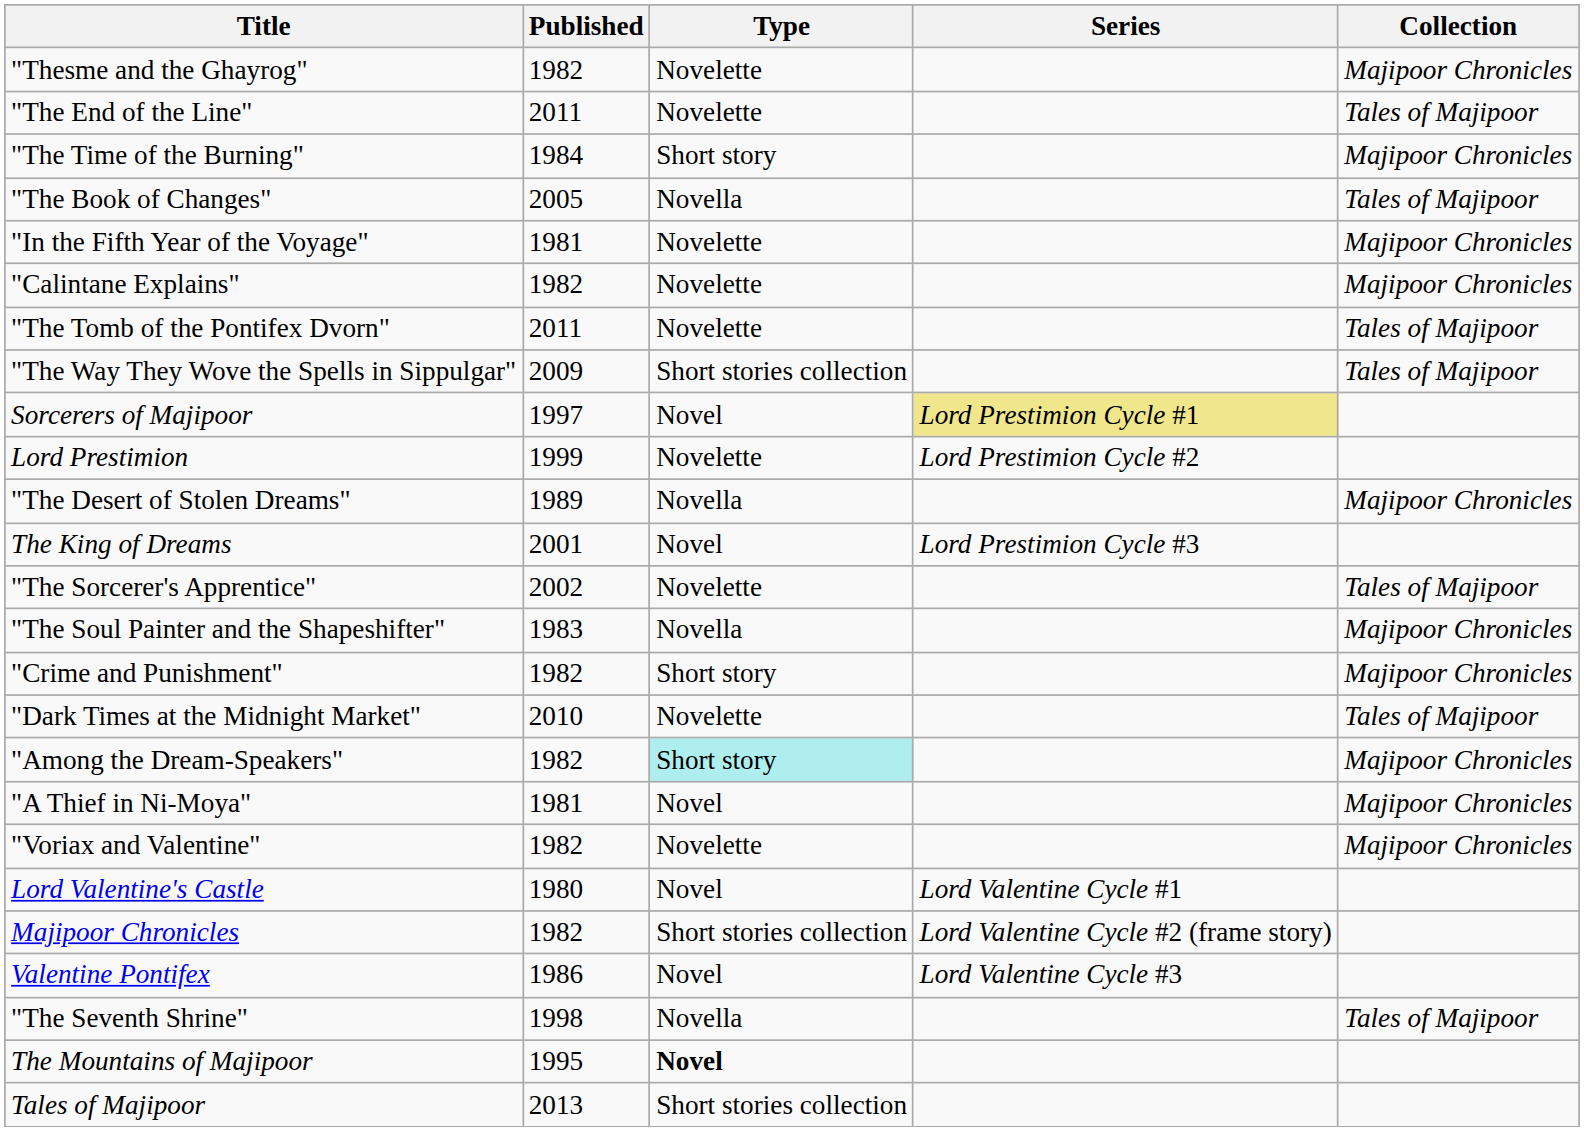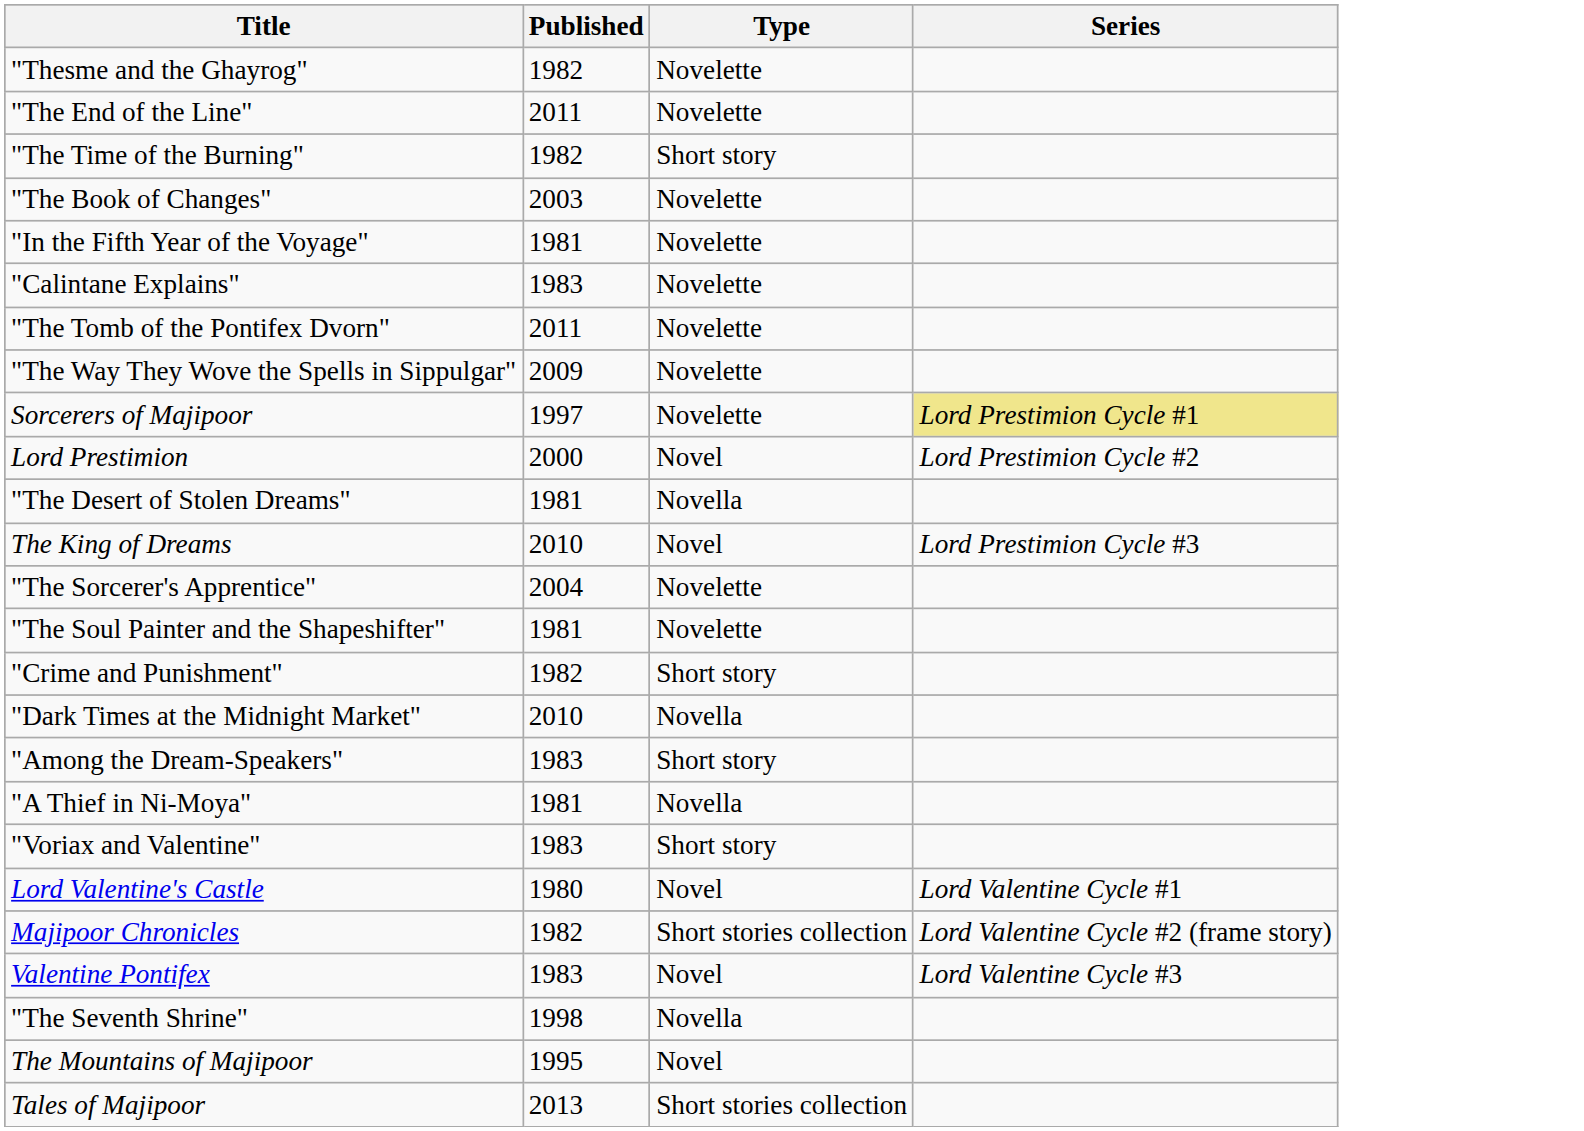- column: (1458, 26)
(556, 155) 1984 -> (556, 155) 1982
(556, 198) 2005 -> (556, 198) 2003
(699, 198) Novella -> (709, 198) Novelette
(556, 284) 1982 -> (556, 284) 1983
(782, 371) Short stories collection -> (709, 371) Novelette
(689, 414) Novel -> (709, 414) Novelette
(556, 457) 1999 -> (556, 457) 2000
(709, 457) Novelette -> (689, 457) Novel
(556, 500) 1989 -> (556, 500) 1981
(556, 543) 2001 -> (556, 543) 2010
(556, 586) 2002 -> (556, 586) 2004
(556, 629) 1983 -> (556, 629) 1981
(699, 629) Novella -> (709, 629) Novelette
(709, 716) Novelette -> (699, 716) Novella
(556, 759) 1982 -> (556, 759) 1983
(716, 759) paleturquoise background -> (716, 759) no background
(689, 802) Novel -> (699, 802) Novella
(556, 845) 1982 -> (556, 845) 1983
(709, 845) Novelette -> (716, 845) Short story
(556, 975) 1986 -> (556, 975) 1983
(689, 1061) bold -> (689, 1061) normal
